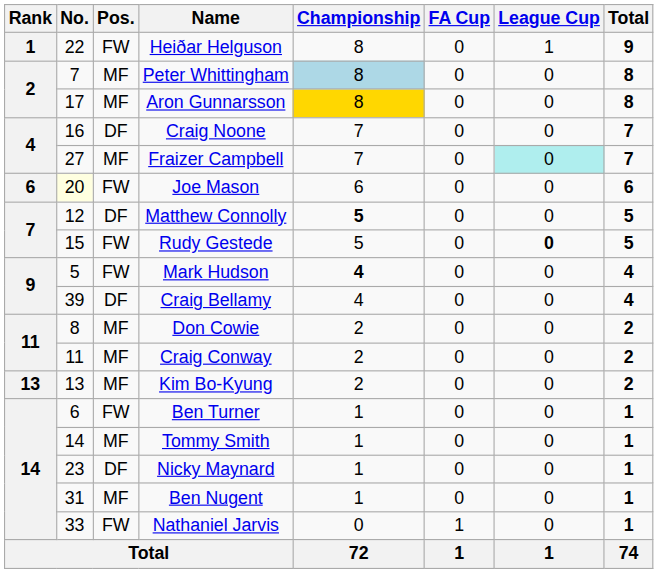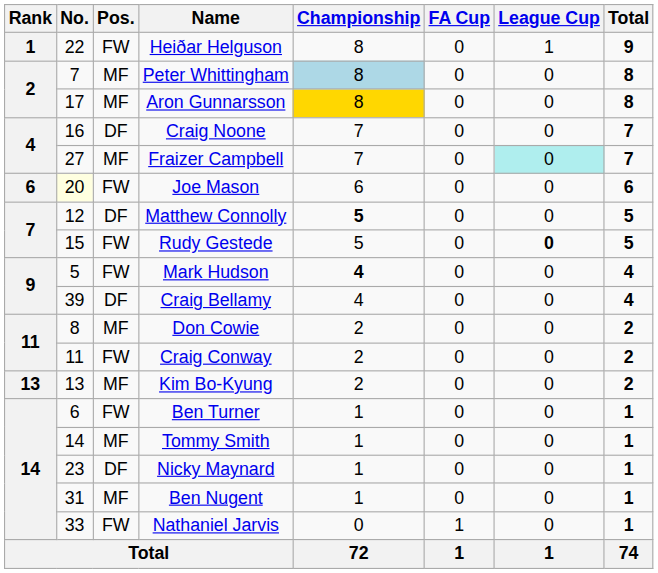(116, 356) MF -> (116, 356) FW
